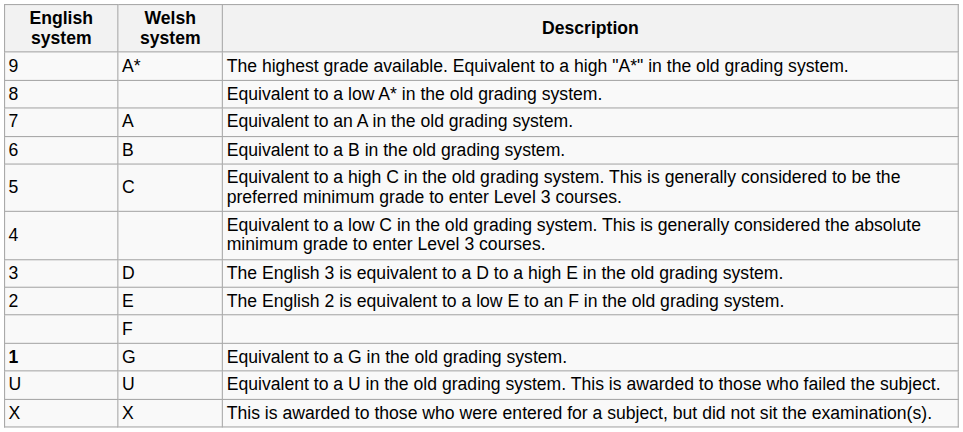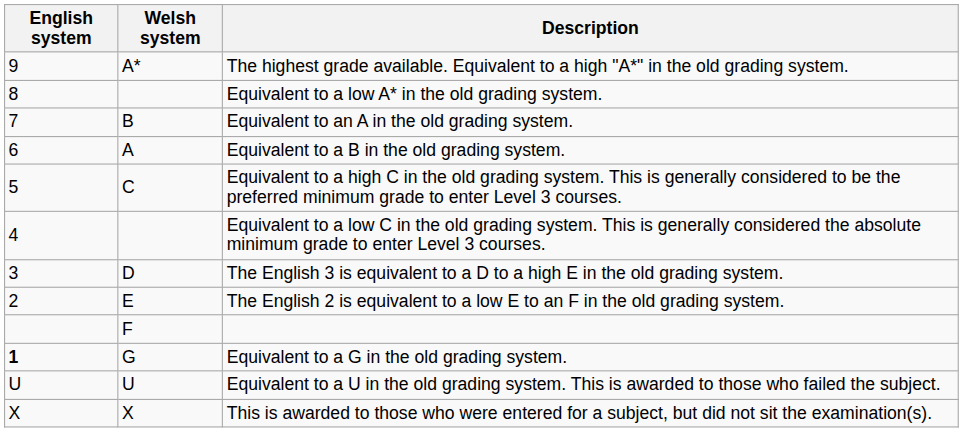(128, 121) A -> (128, 121) B
(128, 149) B -> (128, 149) A
